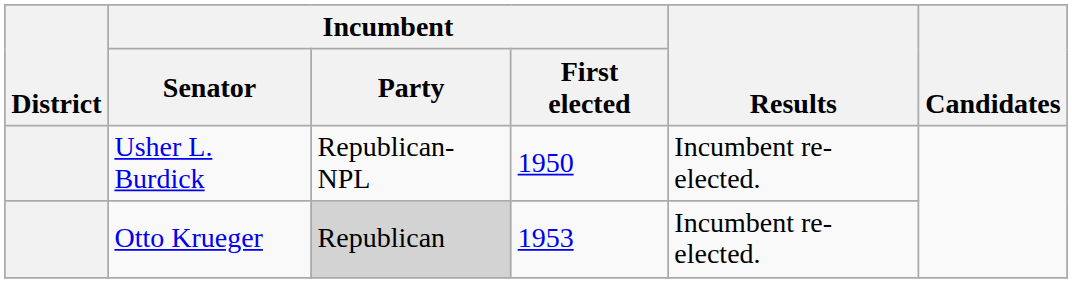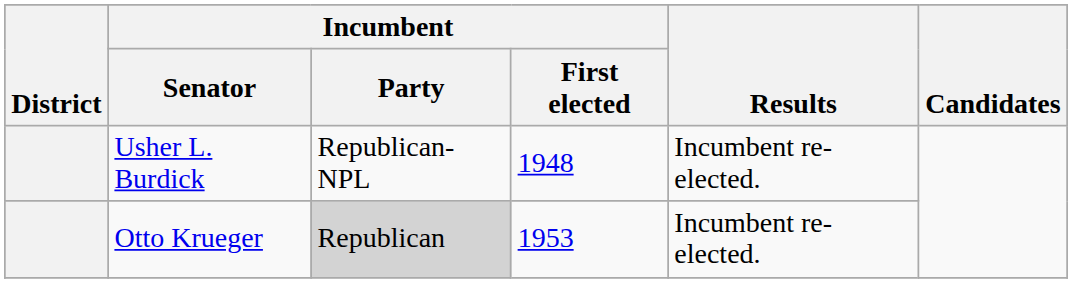(546, 162) 1950 -> (546, 162) 1948
